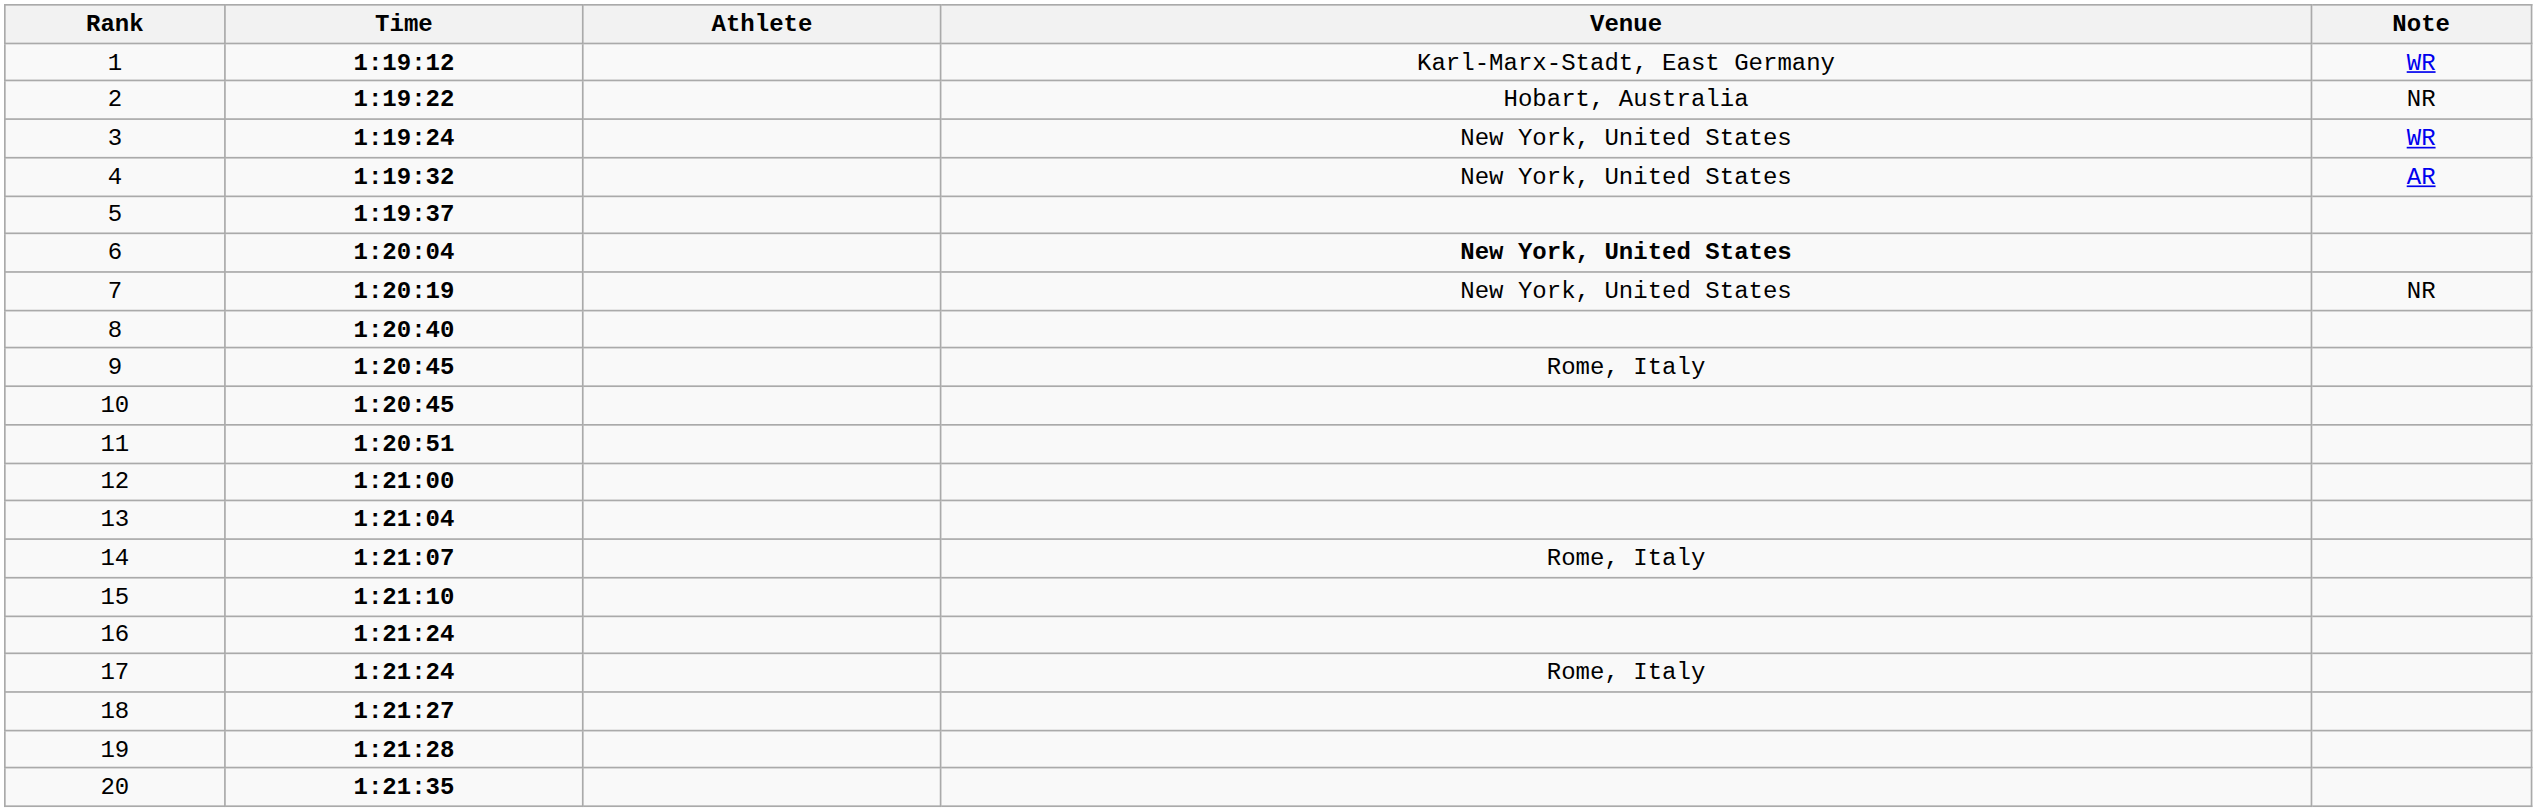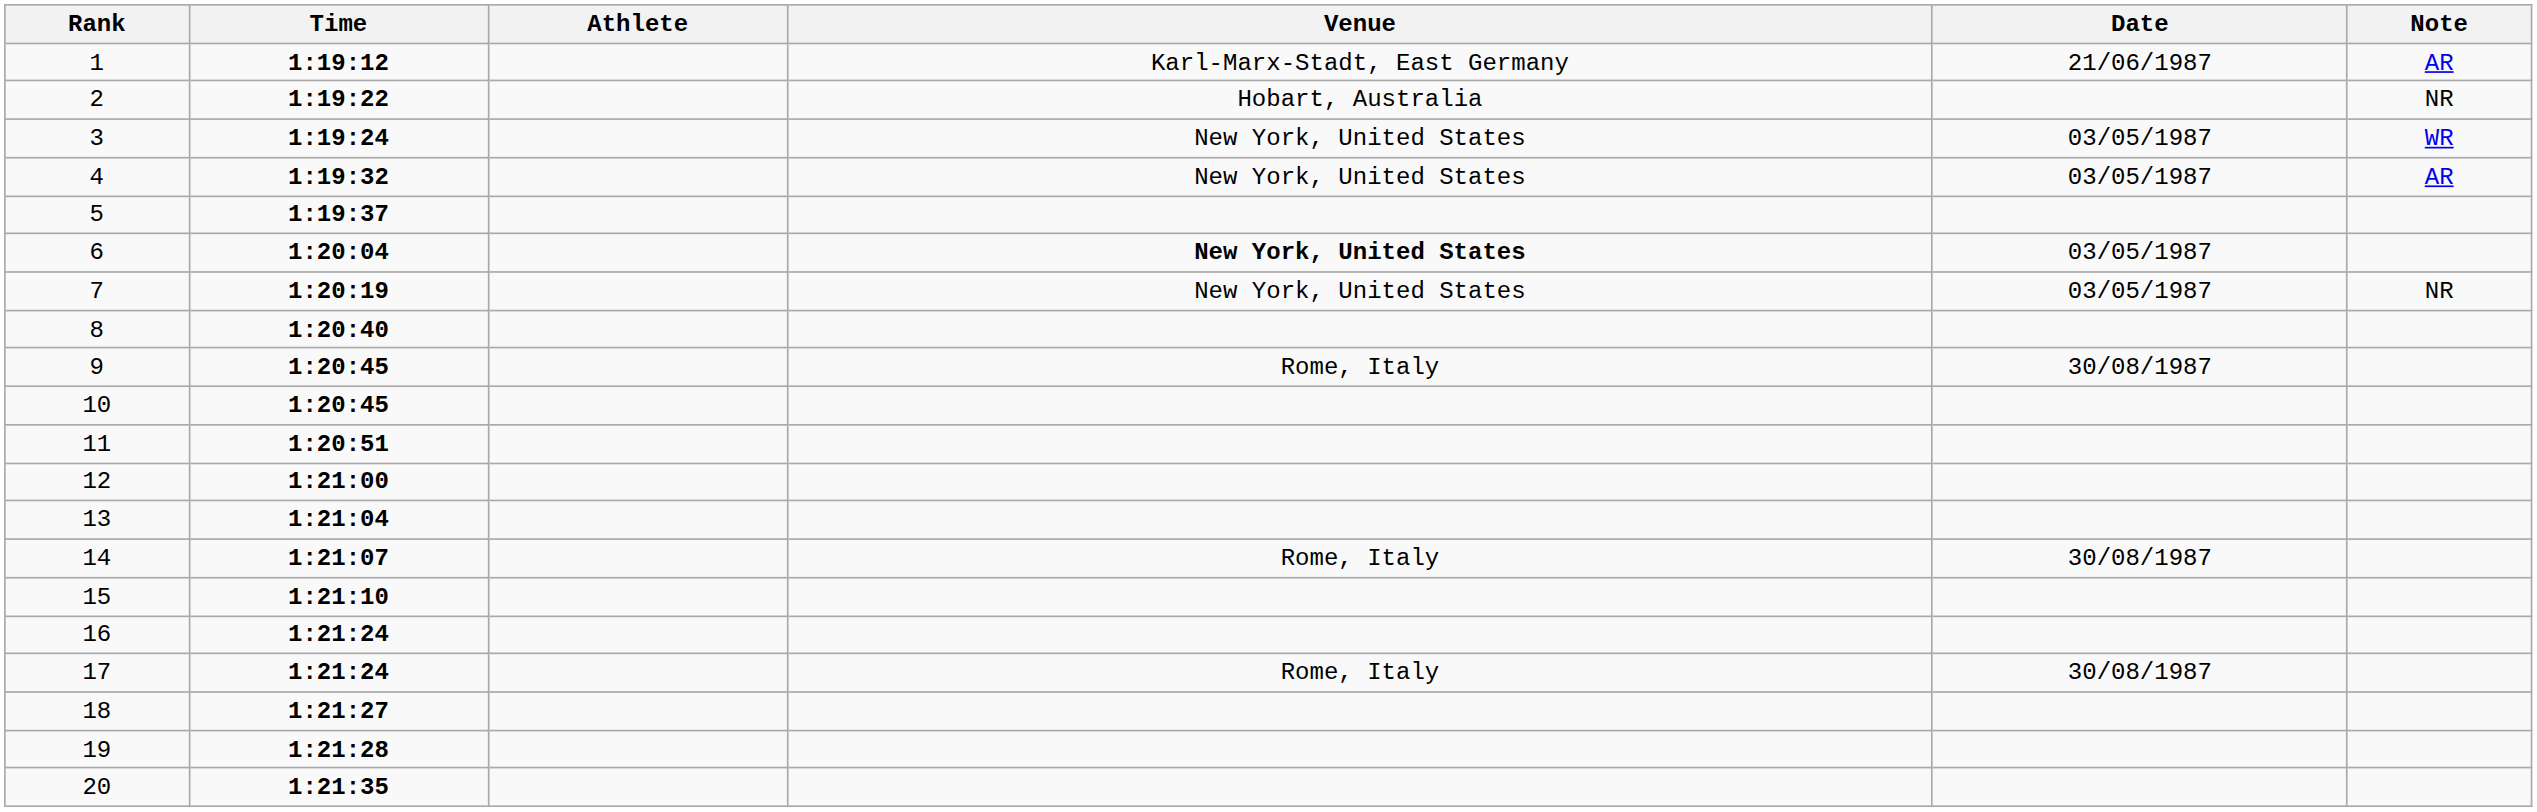+ column: (2140, 24)
(2421, 62) WR -> (2439, 62) AR
